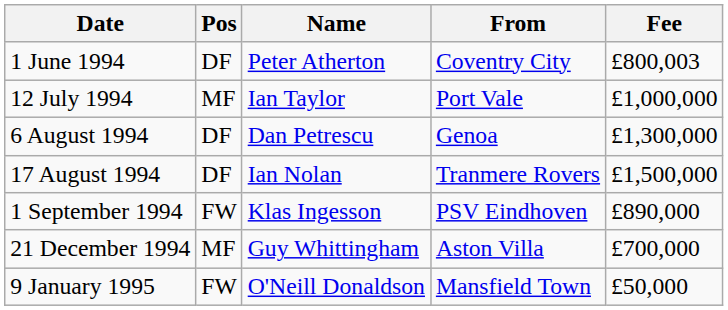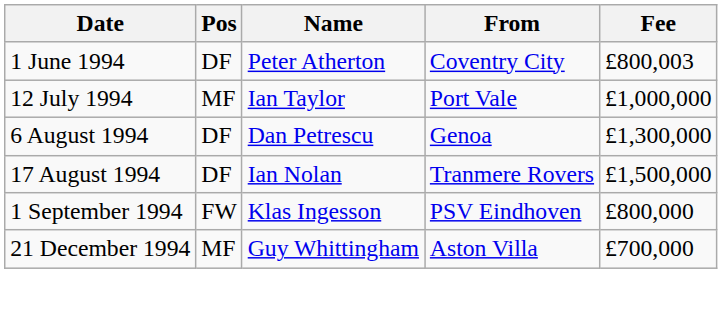(655, 211) £890,000 -> (649, 211) £800,000
- row: (83, 286)
